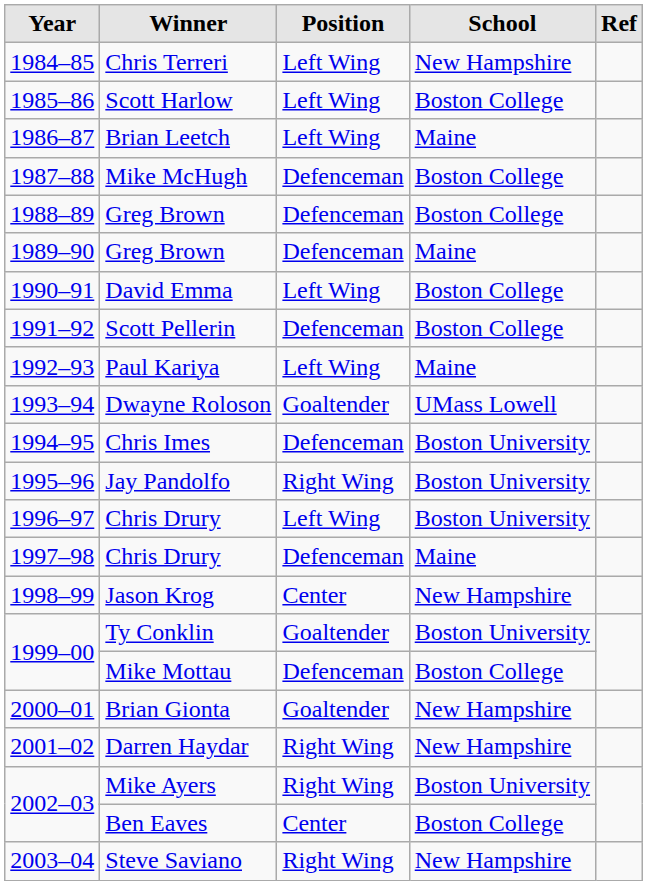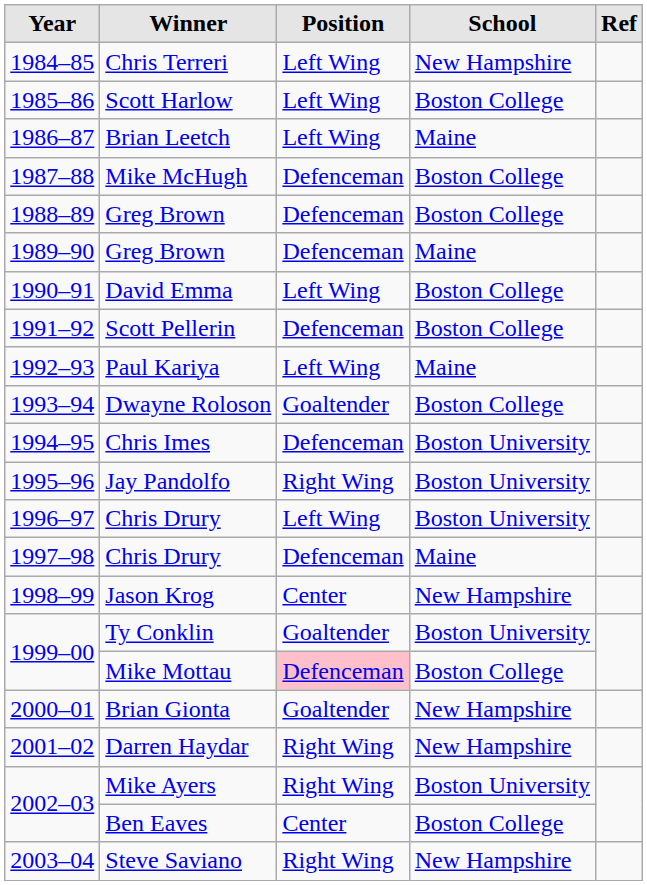(486, 404) UMass Lowell -> (489, 404) Boston College
(343, 670) no background -> (343, 670) pink background
